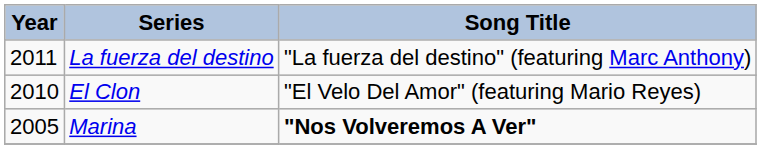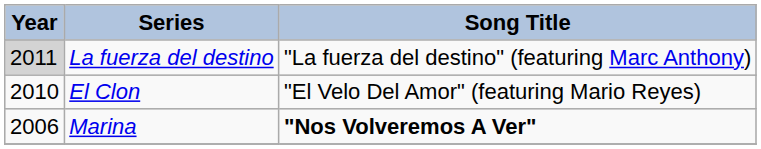(34, 57) no background -> (34, 57) lightgrey background
(34, 127) 2005 -> (34, 127) 2006
